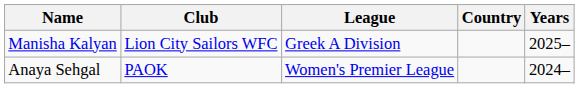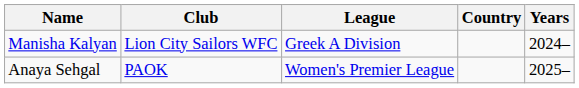(549, 43) 2025– -> (549, 43) 2024–
(549, 69) 2024– -> (549, 69) 2025–
